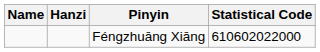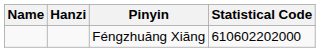(256, 36) 610602022000 -> (256, 36) 610602202000
